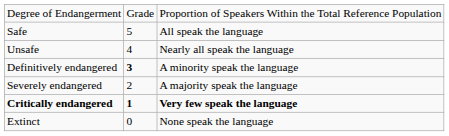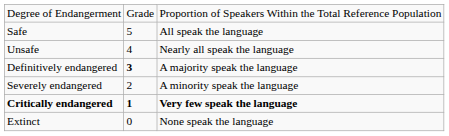(229, 67) A minority speak the language -> (228, 67) A majority speak the language
(228, 85) A majority speak the language -> (229, 85) A minority speak the language
